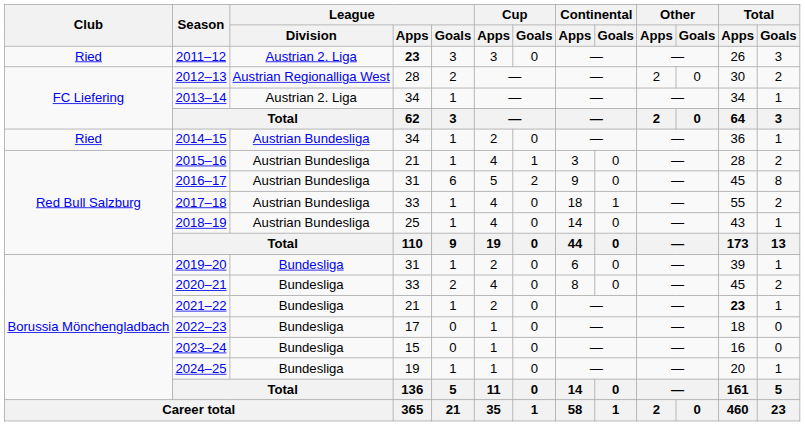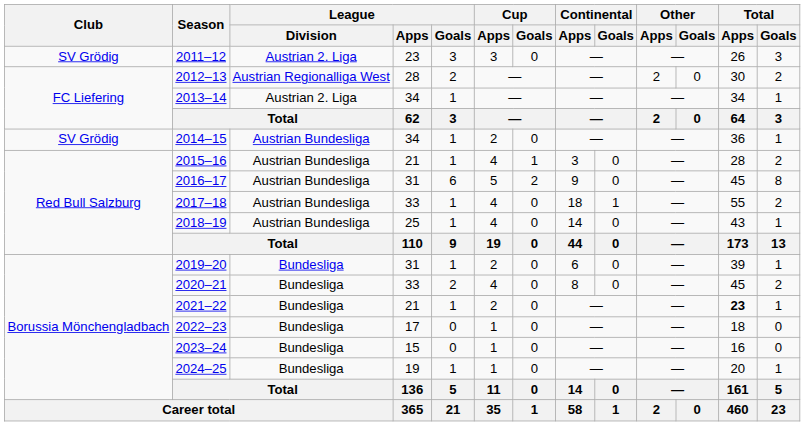(88, 56) Ried -> (88, 56) SV Grödig
(412, 56) bold -> (412, 56) normal
(88, 139) Ried -> (88, 139) SV Grödig
